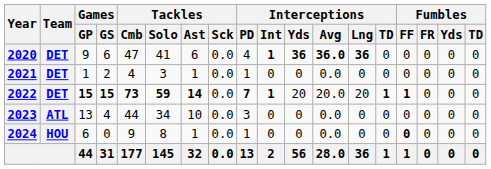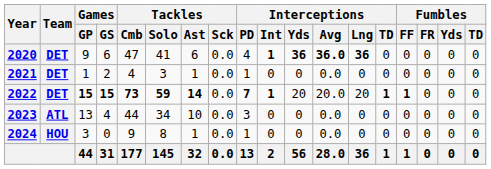(86, 134) 6 -> (86, 134) 3
(407, 134) bold -> (407, 134) normal
